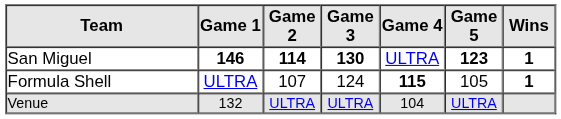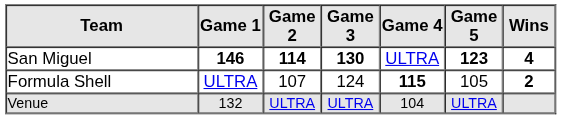(529, 58) 1 -> (529, 58) 4
(529, 81) 1 -> (529, 81) 2
